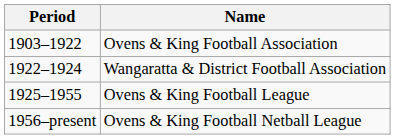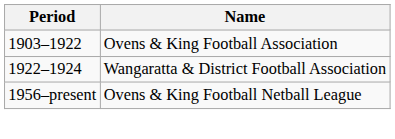- row: (207, 95)
